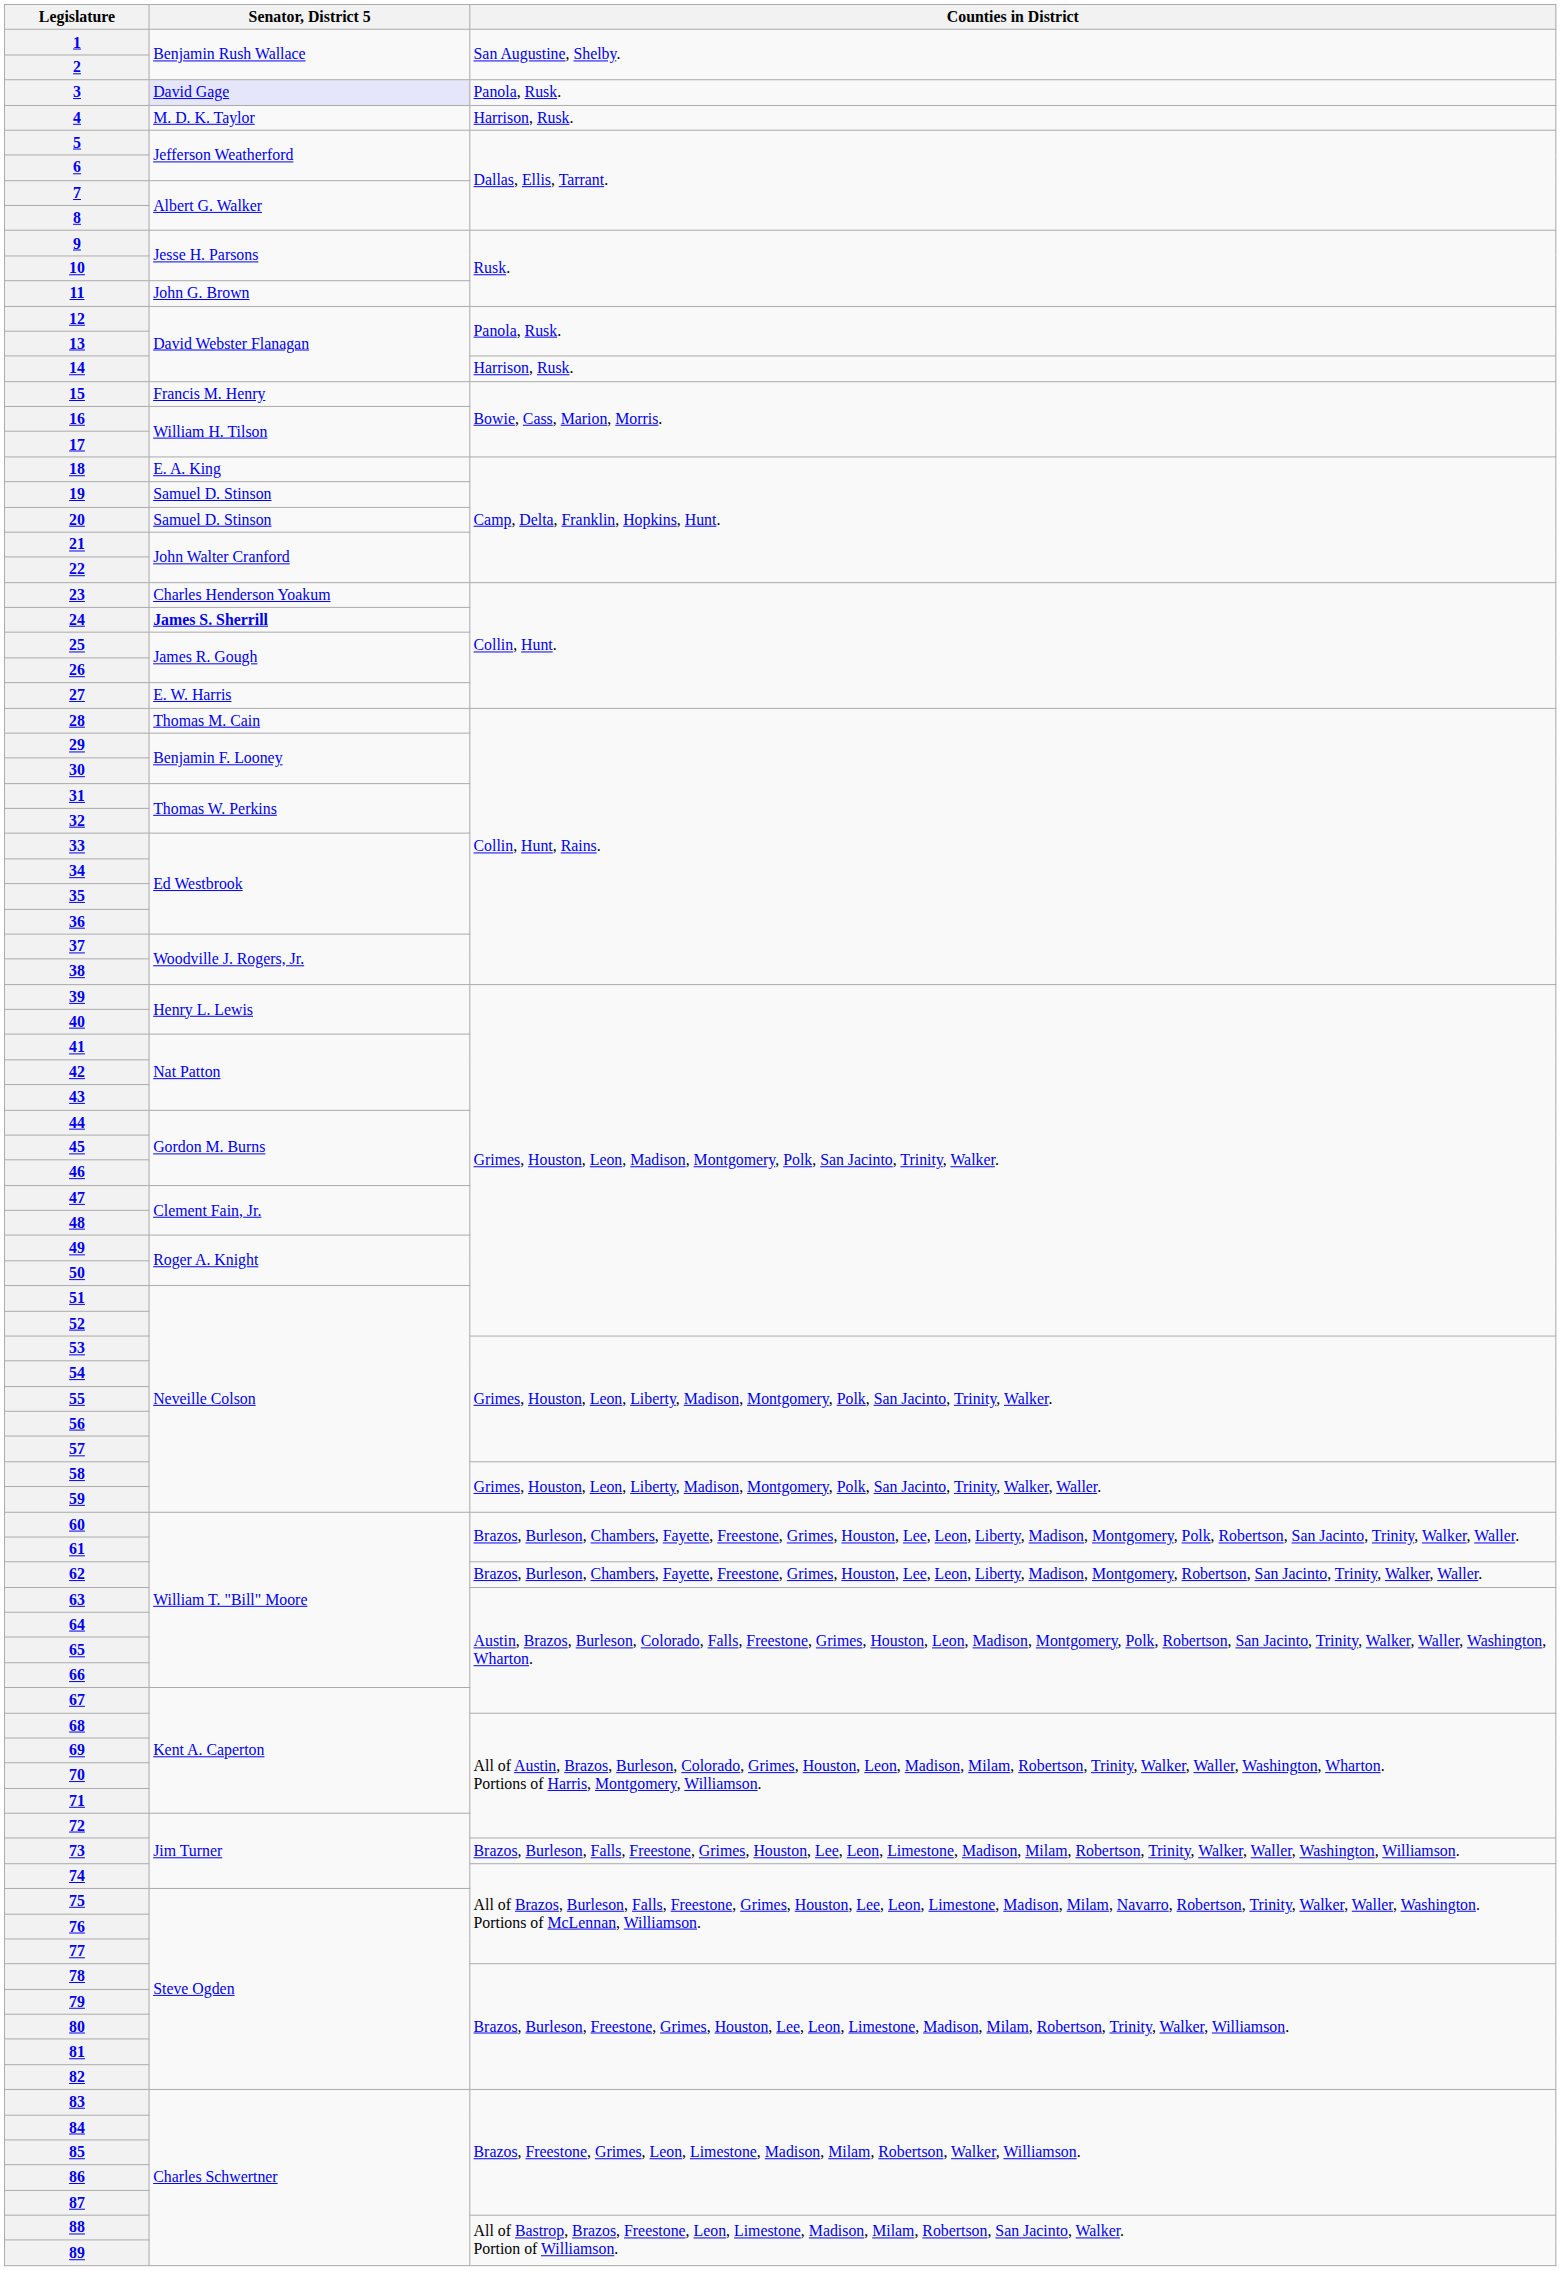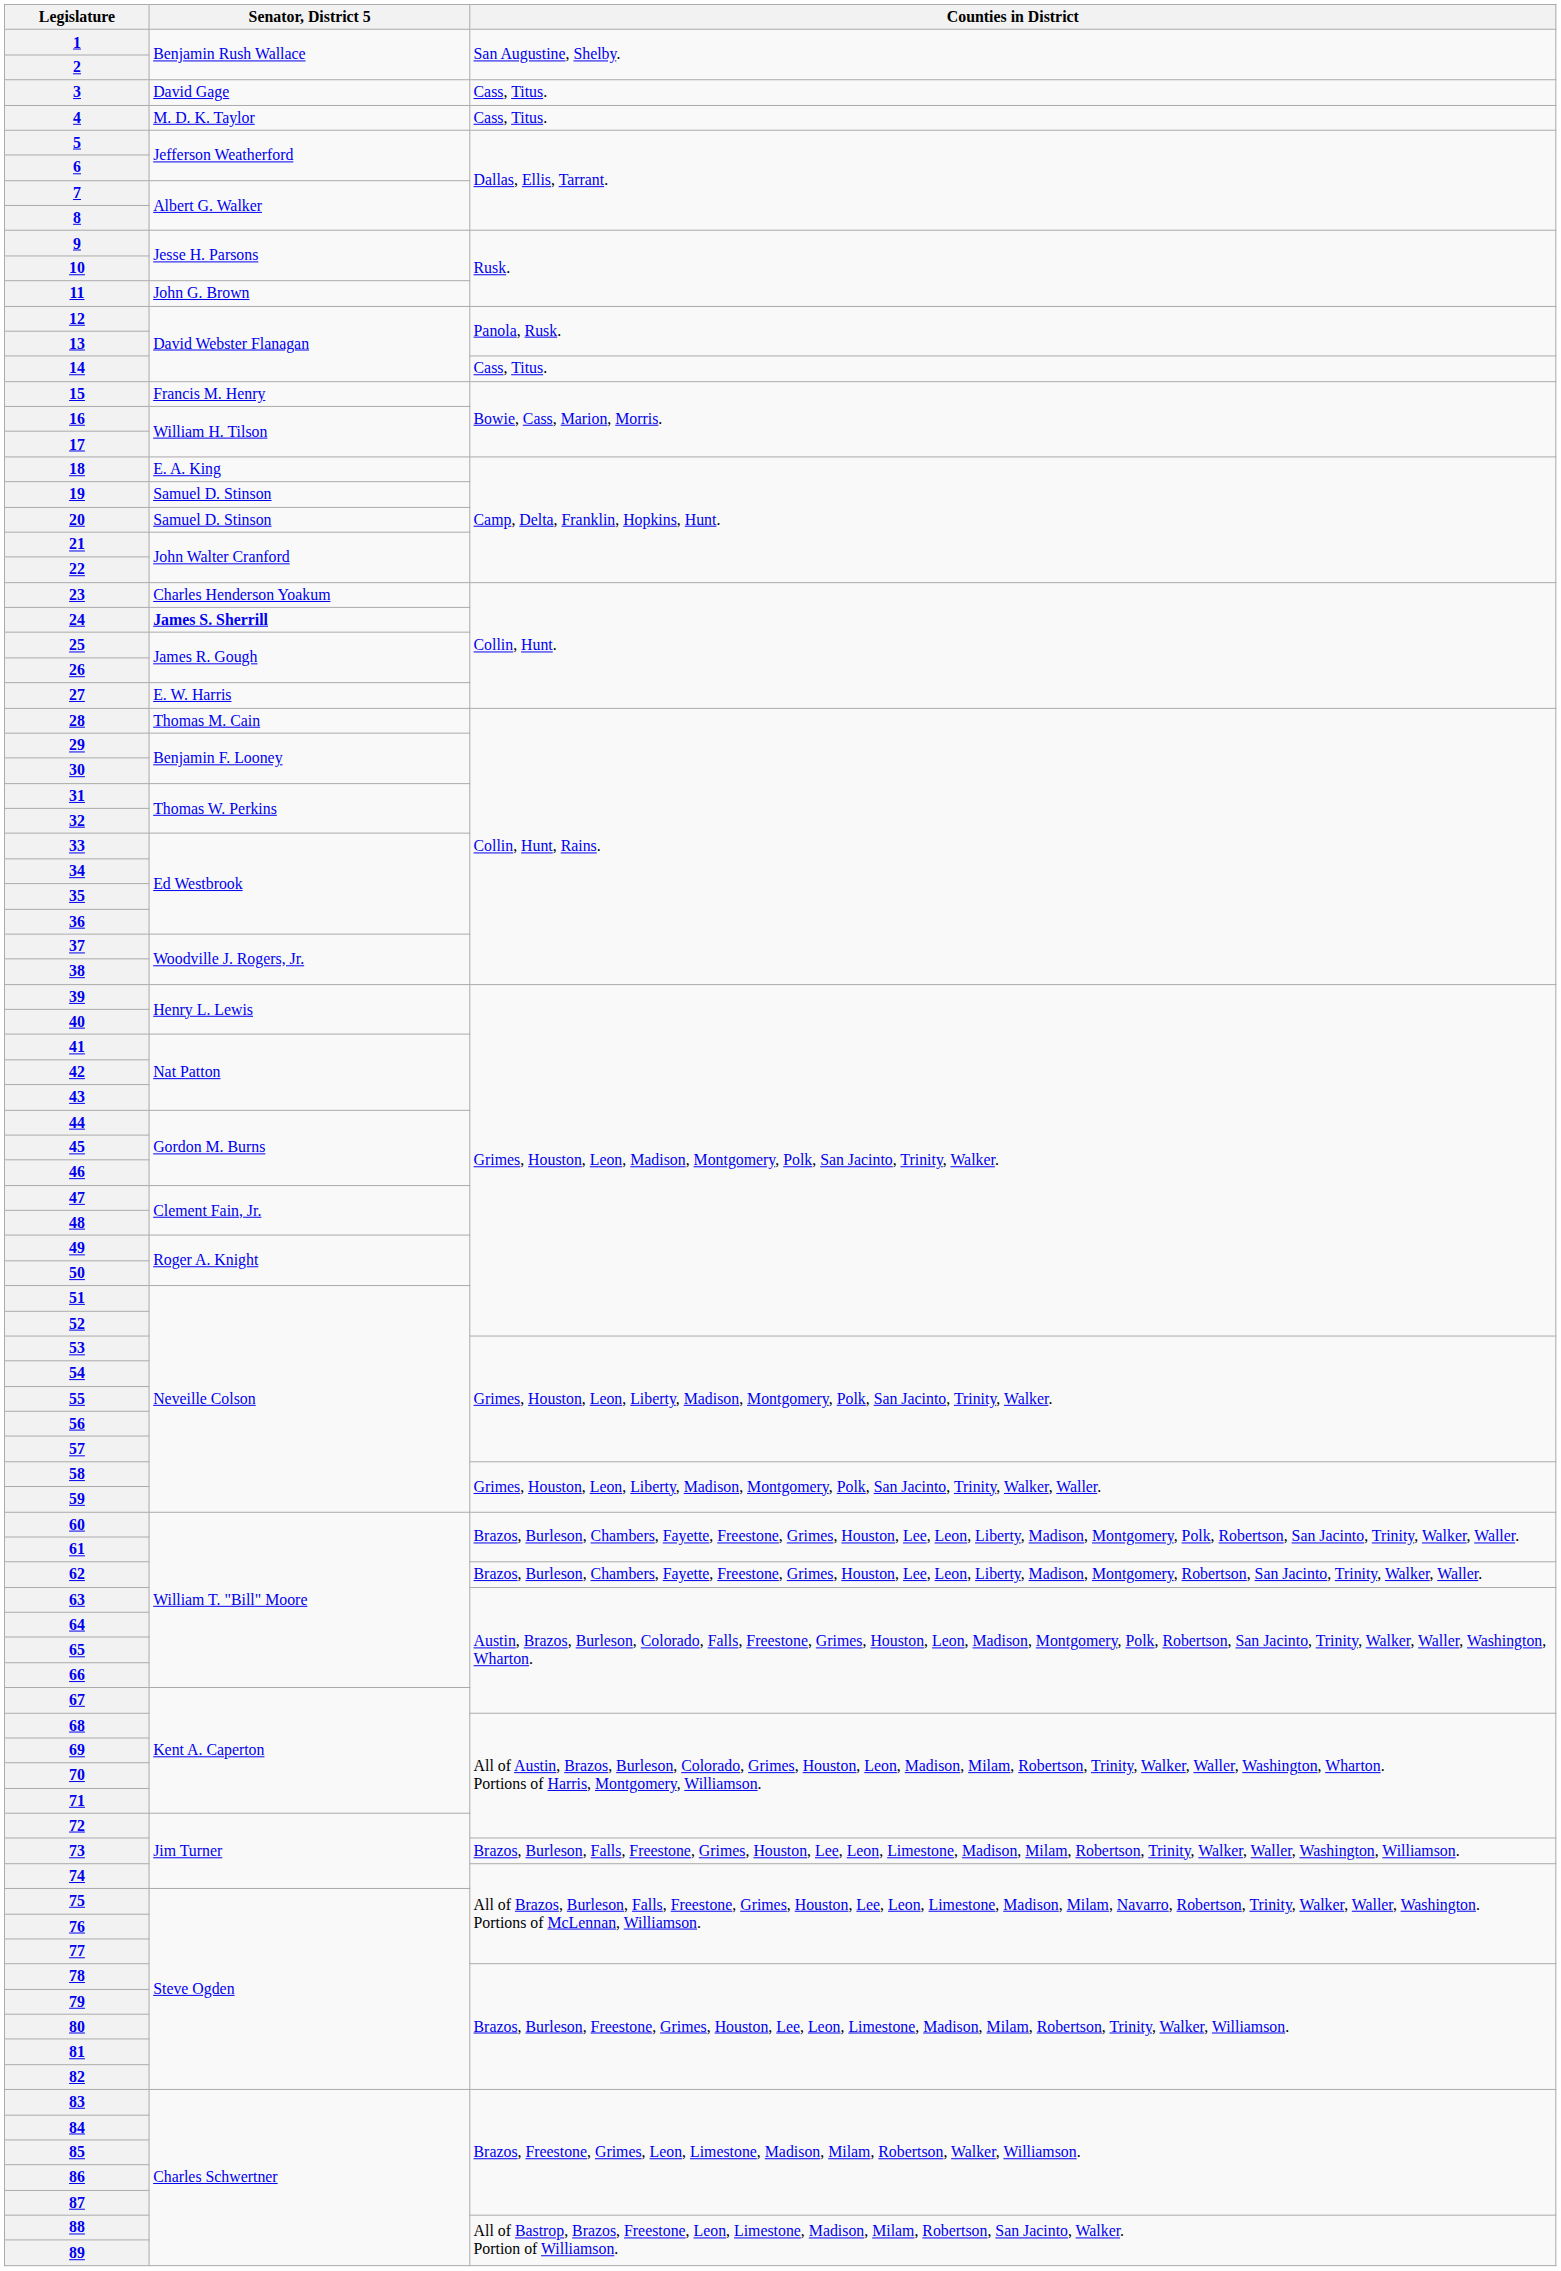(191, 92) lavender background -> (191, 92) no background
(517, 92) Panola, Rusk. -> (510, 92) Cass, Titus.
(523, 117) Harrison, Rusk. -> (510, 117) Cass, Titus.
(523, 368) Harrison, Rusk. -> (510, 368) Cass, Titus.
